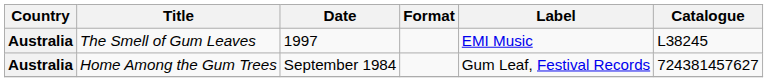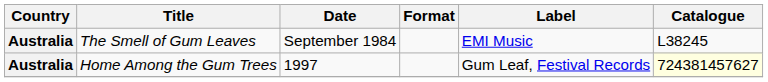(301, 40) 1997 -> (340, 40) September 1984
(340, 64) September 1984 -> (301, 64) 1997
(708, 64) no background -> (708, 64) lightyellow background
